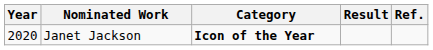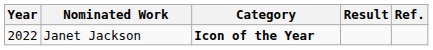(22, 35) 2020 -> (22, 35) 2022
